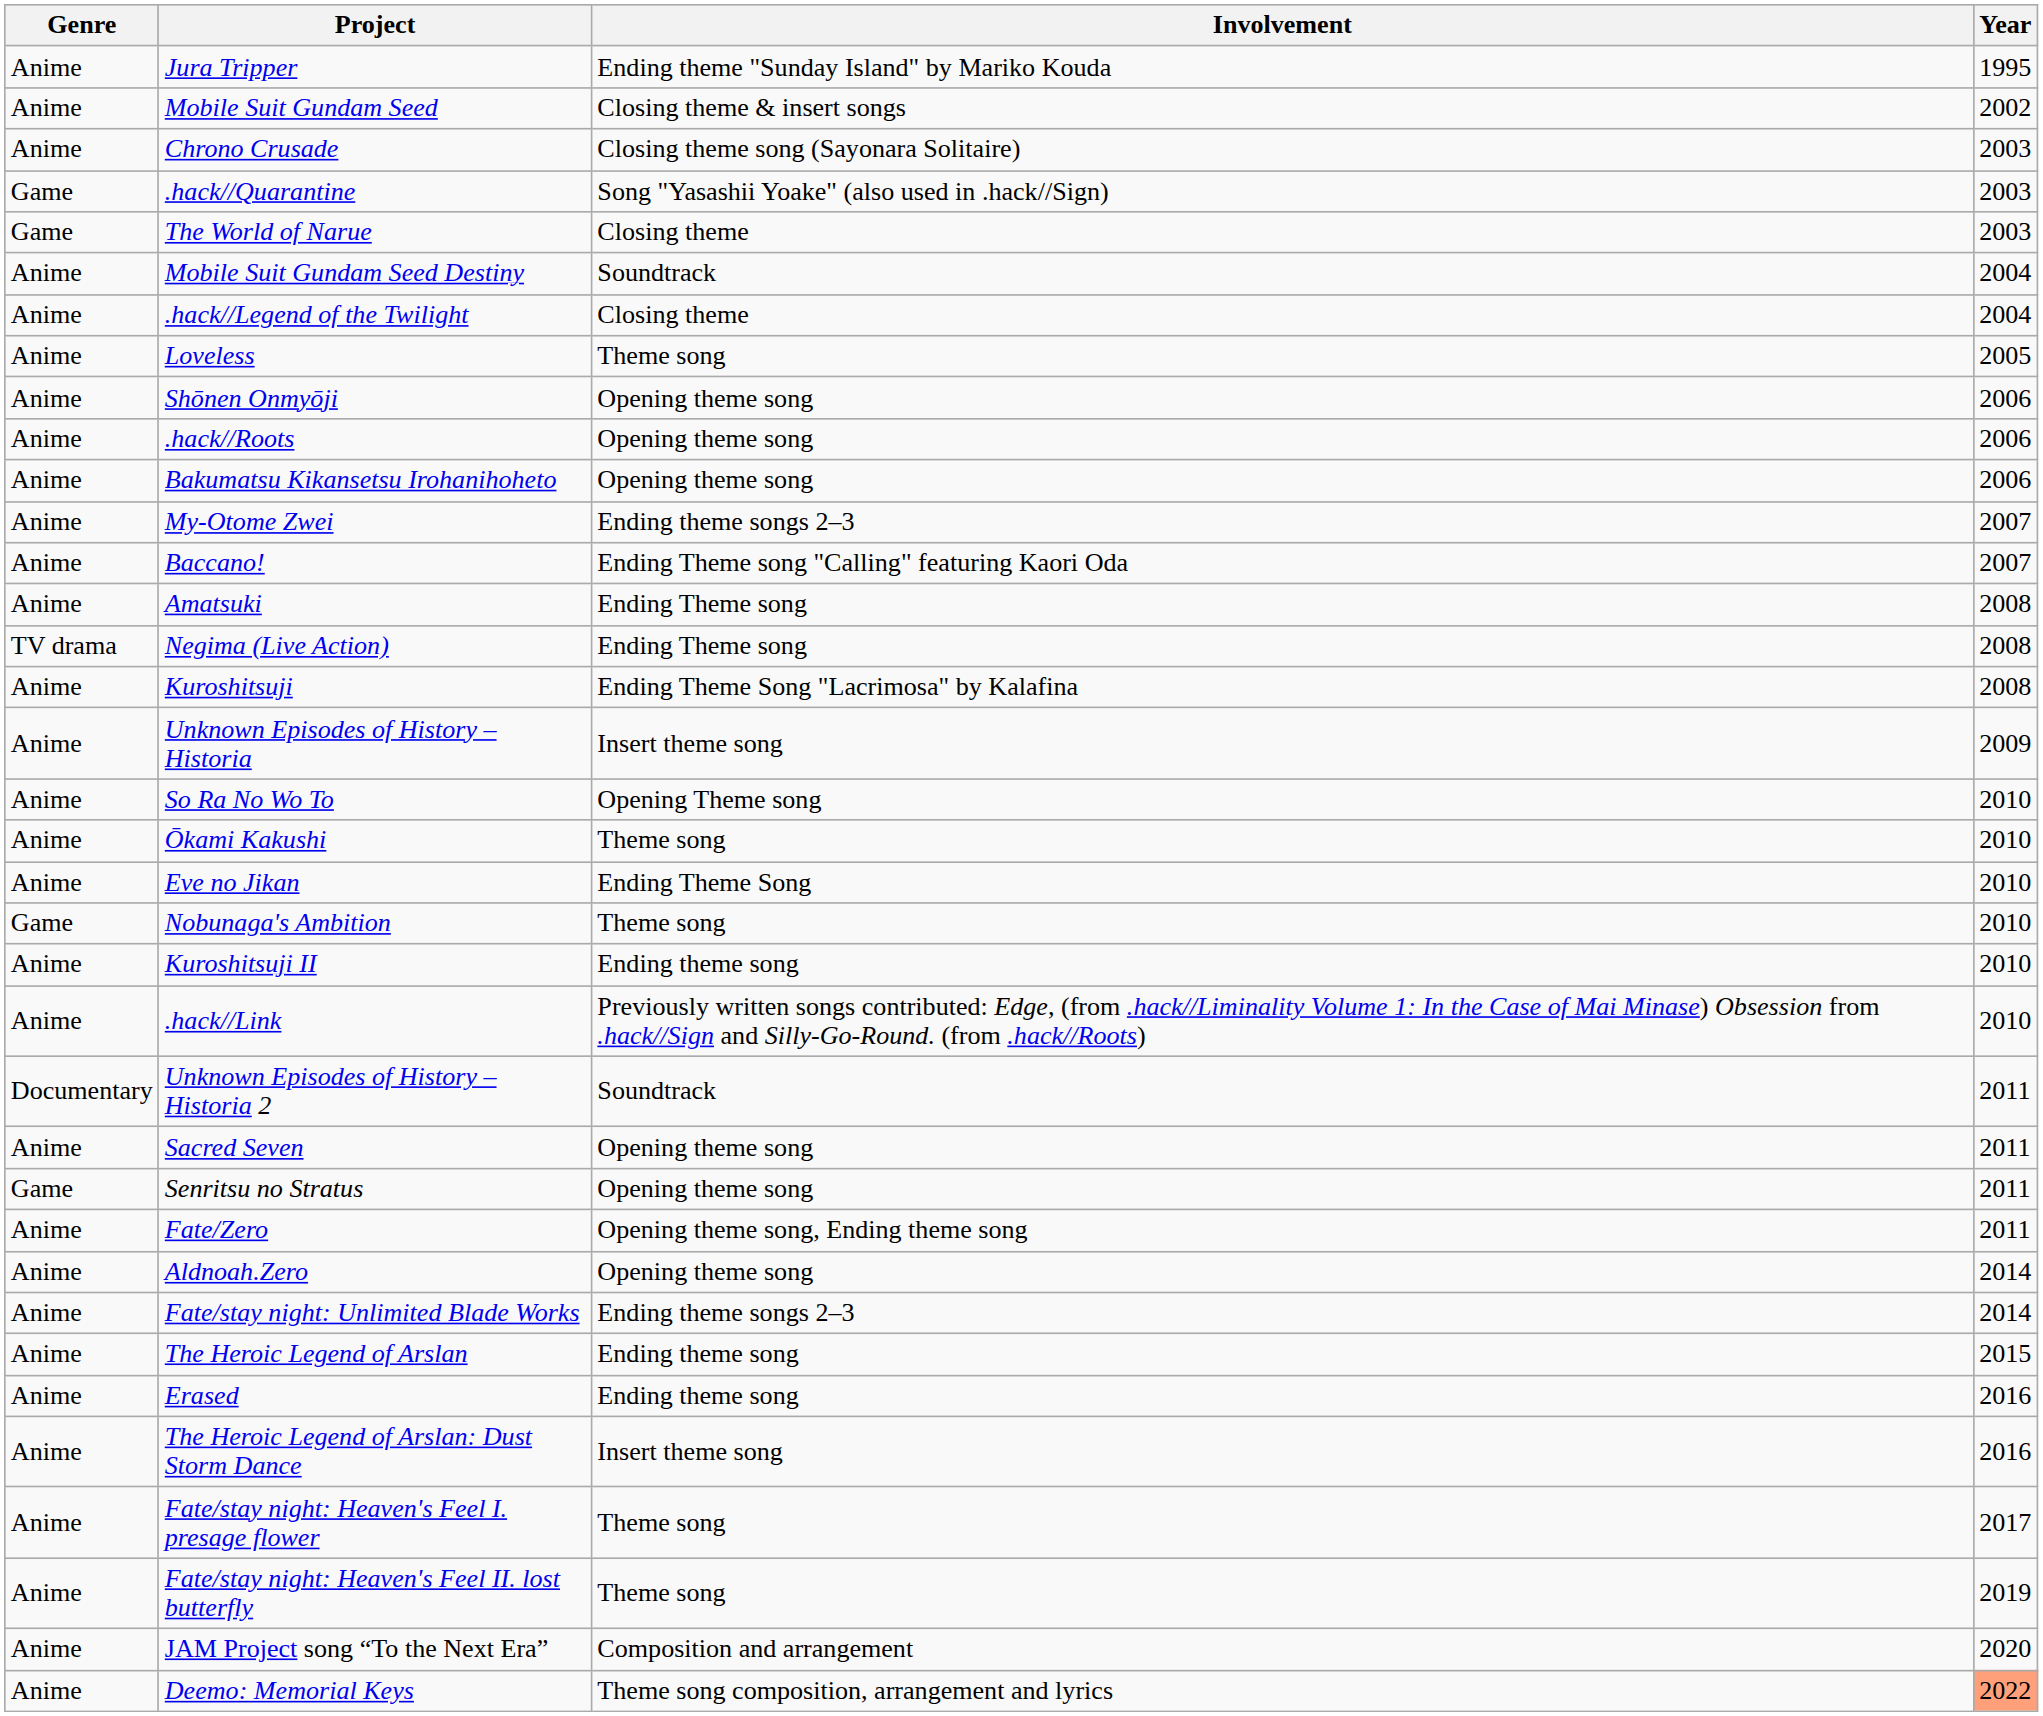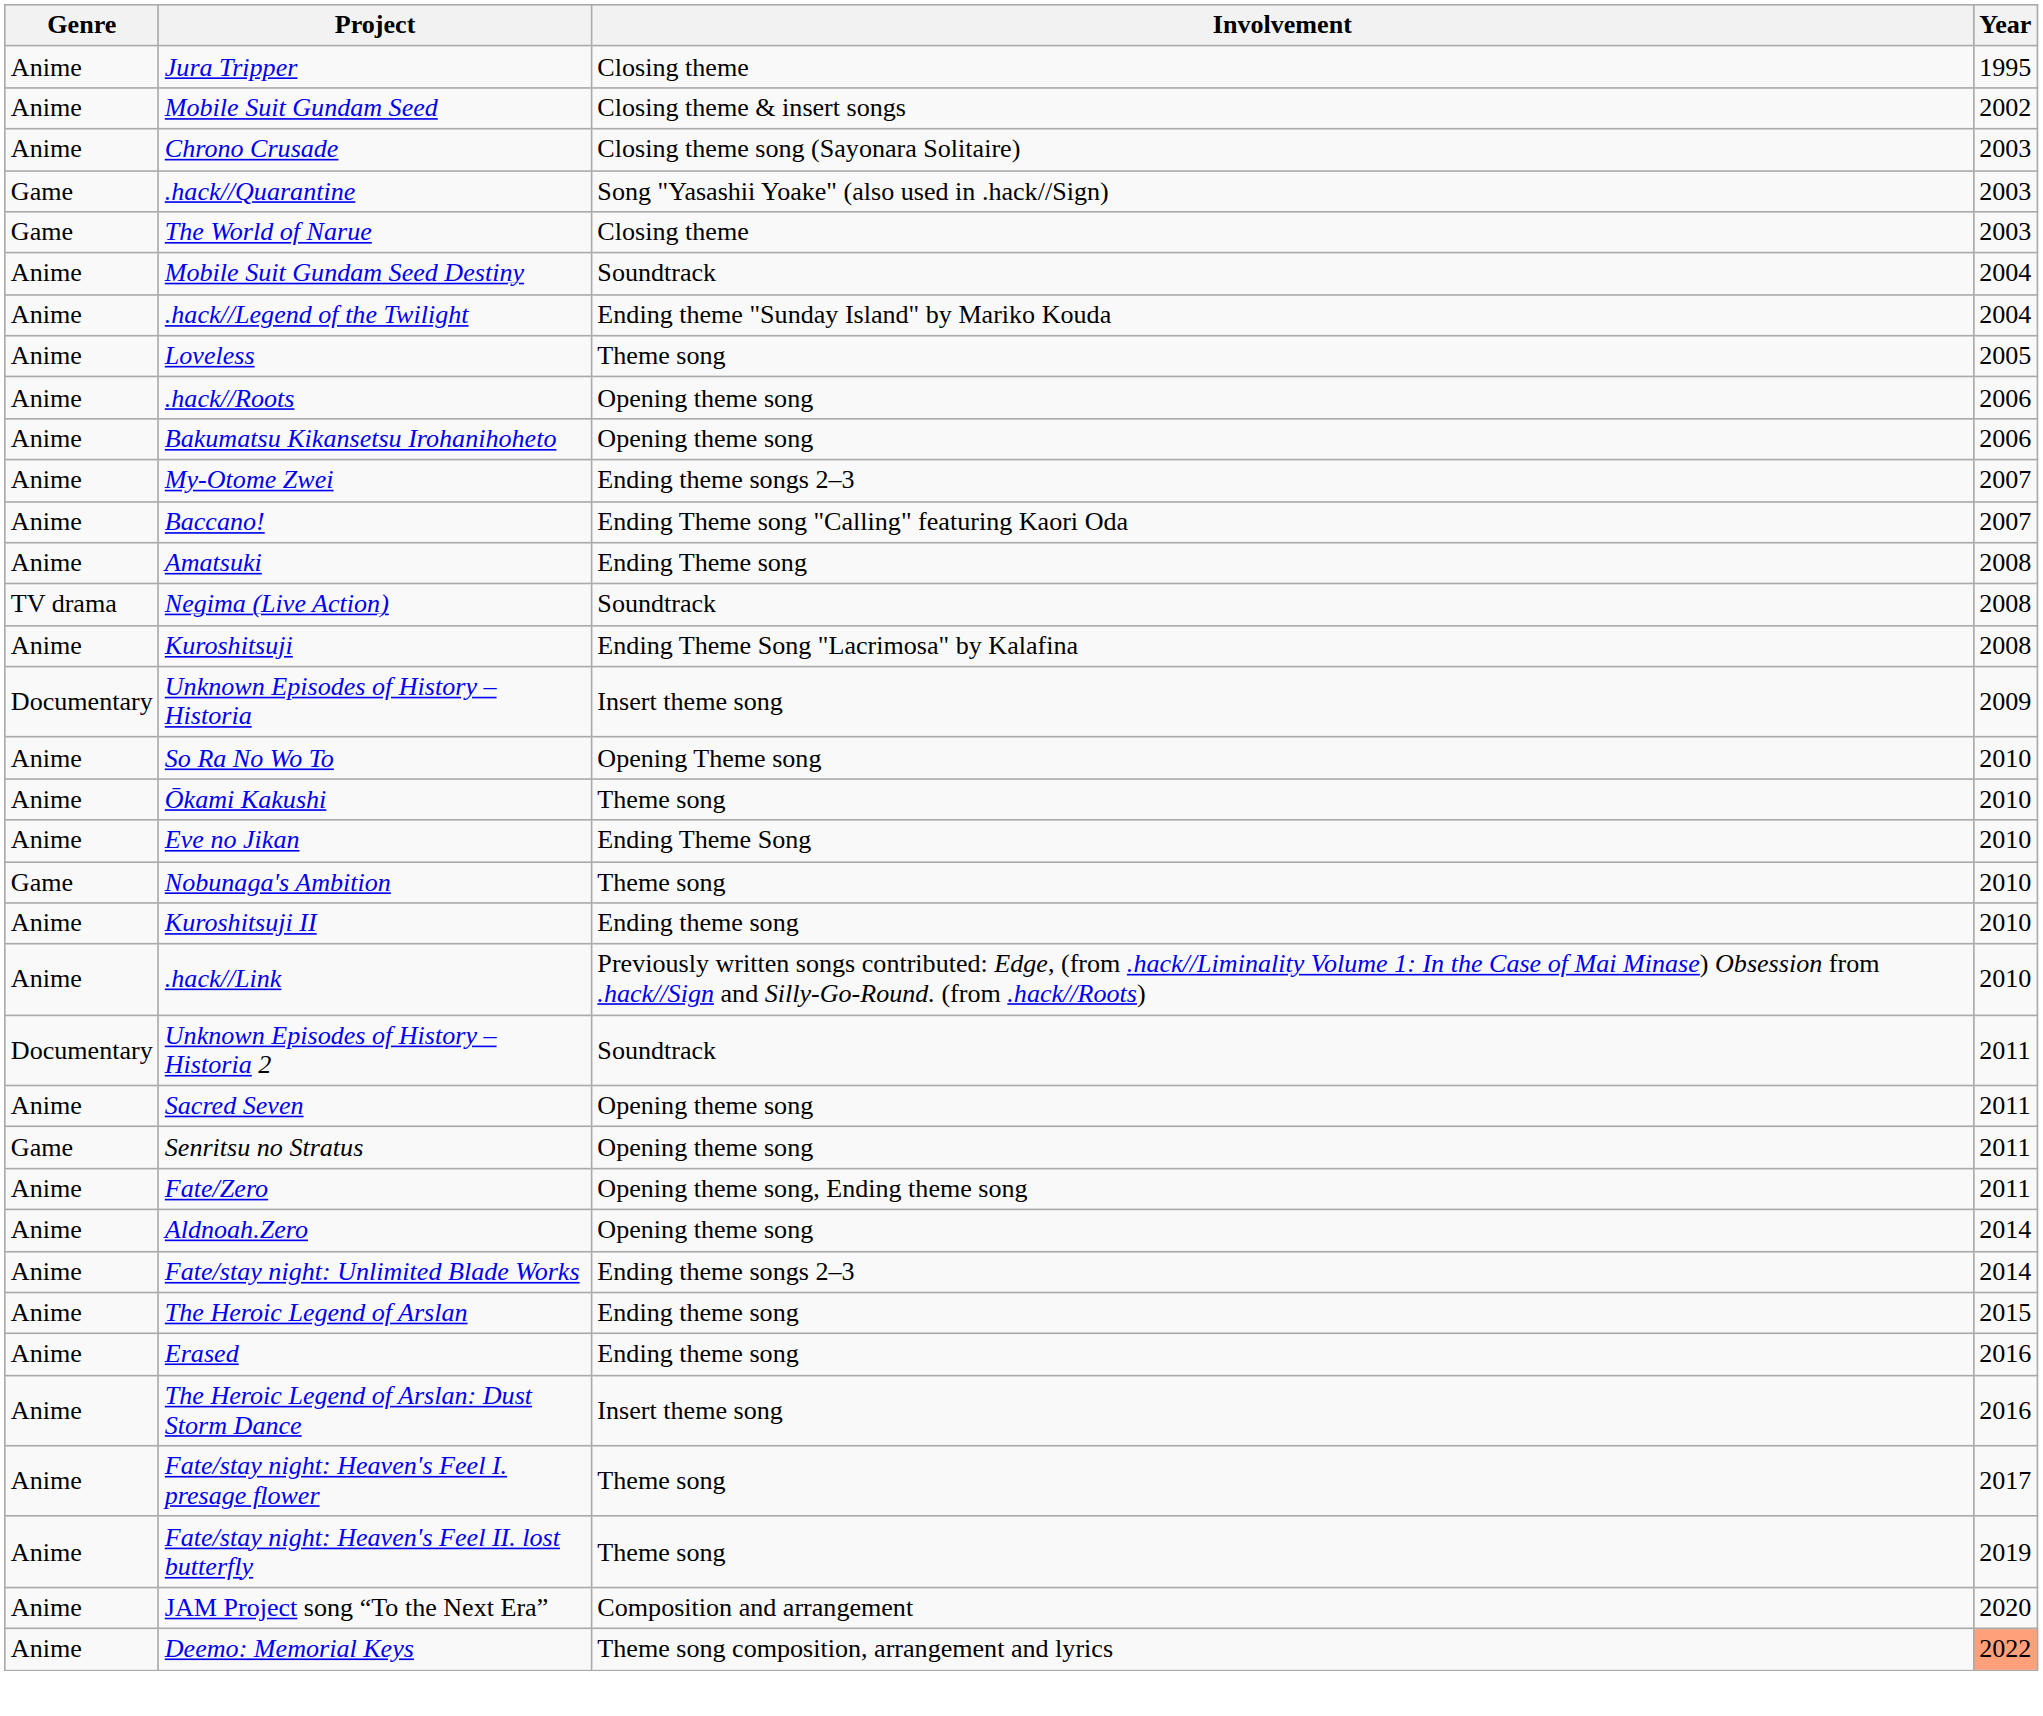(854, 66) Ending theme "Sunday Island" by Mariko Kouda -> (673, 66) Closing theme
(673, 314) Closing theme -> (854, 314) Ending theme "Sunday Island" by Mariko Kouda
- row: (251, 397)
(702, 645) Ending Theme song -> (657, 604) Soundtrack
(46, 742) Anime -> (82, 701) Documentary
